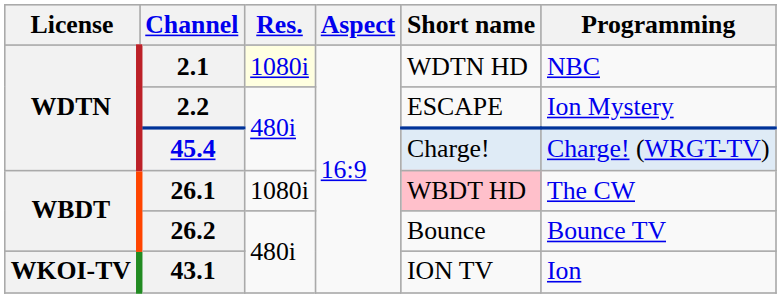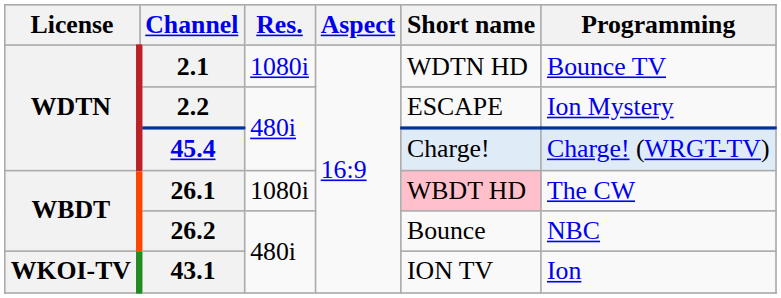(280, 65) lightyellow background -> (280, 65) no background
(573, 65) NBC -> (607, 65) Bounce TV
(607, 230) Bounce TV -> (573, 230) NBC
